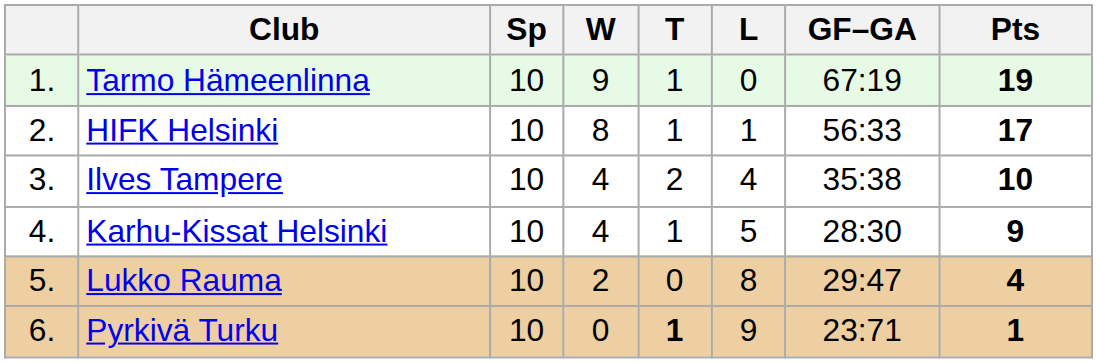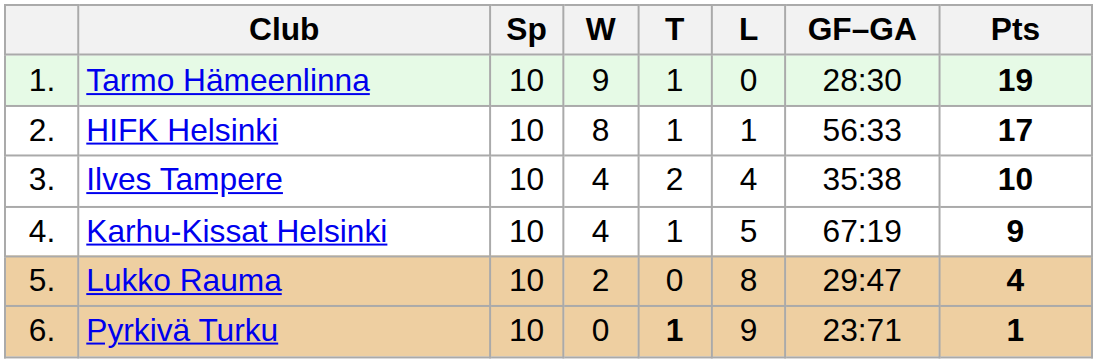(862, 79) 67:19 -> (862, 79) 28:30
(862, 230) 28:30 -> (862, 230) 67:19
